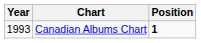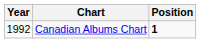(19, 29) 1993 -> (19, 29) 1992
